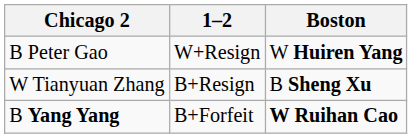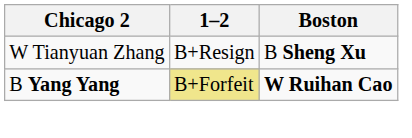- row: (59, 52)
(214, 116) no background -> (214, 84) khaki background
